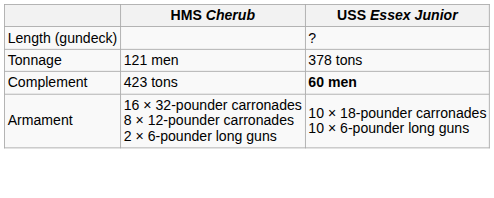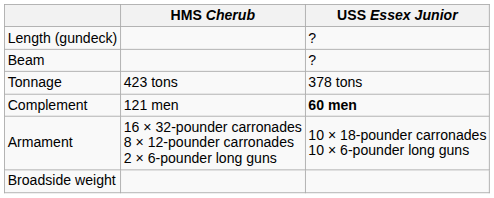+ row: (26, 60)
(151, 60) 121 men -> (151, 82) 423 tons
(151, 82) 423 tons -> (151, 104) 121 men
+ row: (62, 181)
